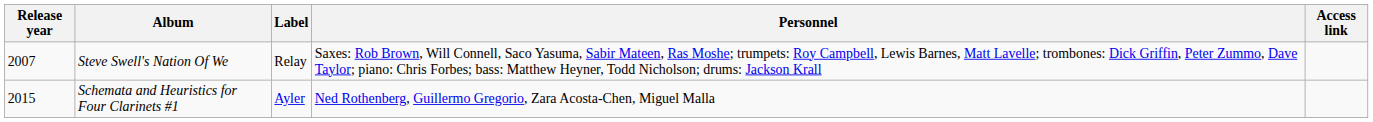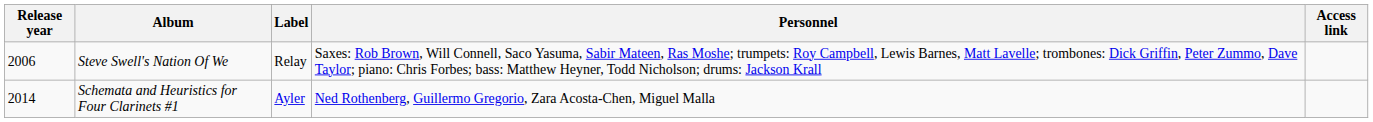(22, 61) 2007 -> (22, 61) 2006
(22, 98) 2015 -> (22, 98) 2014
